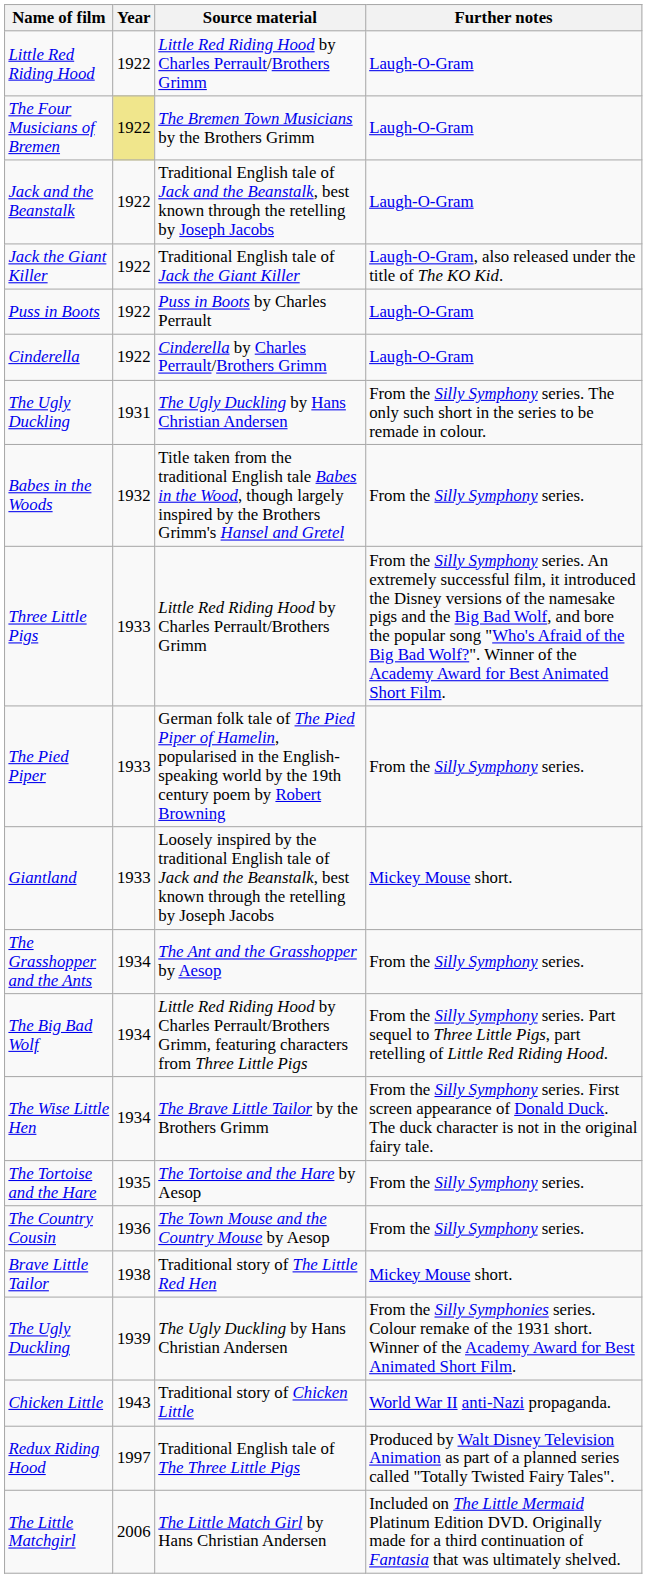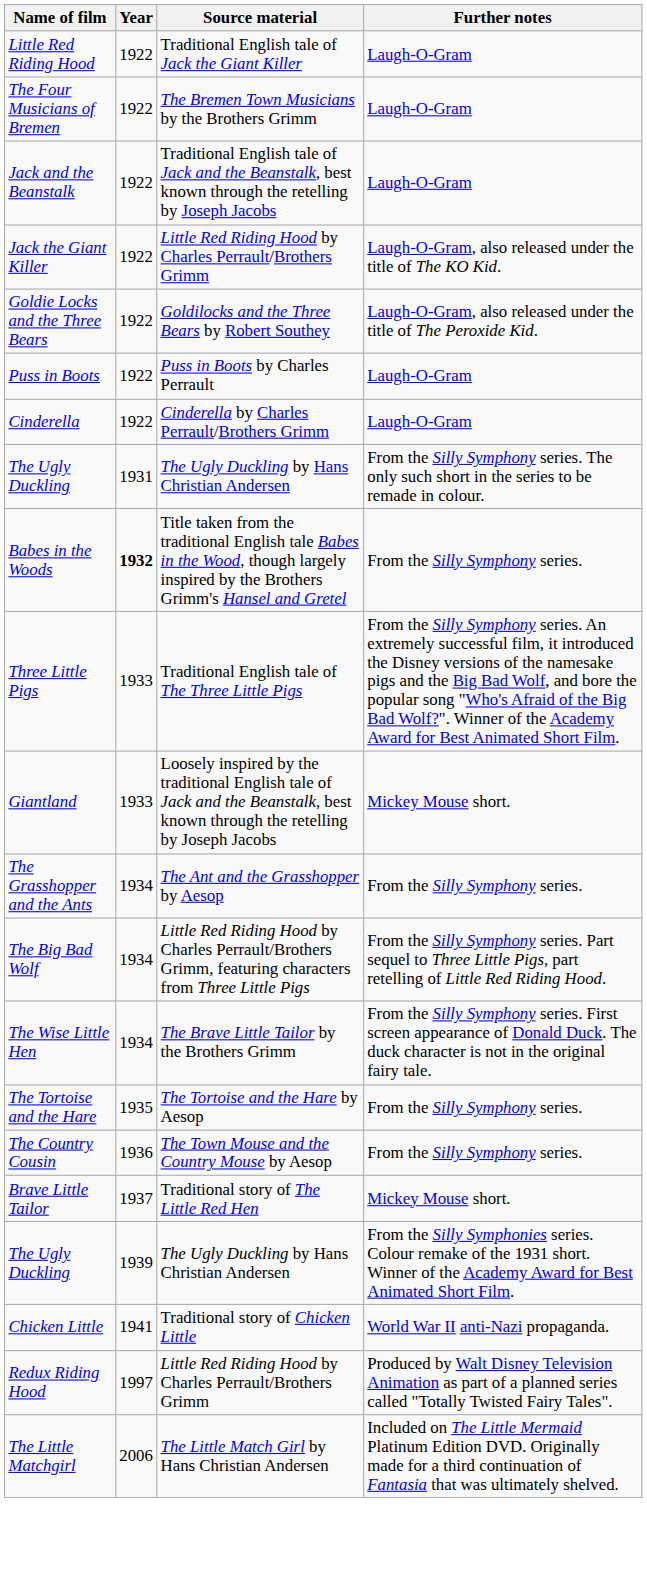(247, 63) Little Red Riding Hood by Charles Perrault/Brothers Grimm -> (249, 53) Traditional English tale of Jack the Giant Killer
(134, 127) khaki background -> (136, 108) no background
(246, 266) Traditional English tale of Jack the Giant Killer -> (249, 256) Little Red Riding Hood by Charles Perrault/Brothers Grimm
+ row: (55, 321)
(134, 495) normal -> (136, 560) bold
(247, 626) Little Red Riding Hood by Charles Perrault/Brothers Grimm -> (249, 681) Traditional English tale of The Three Little Pigs
- row: (38, 766)
(134, 1274) 1938 -> (136, 1198) 1937
(134, 1402) 1943 -> (136, 1327) 1941
(246, 1457) Traditional English tale of The Three Little Pigs -> (249, 1382) Little Red Riding Hood by Charles Perrault/Brothers Grimm
